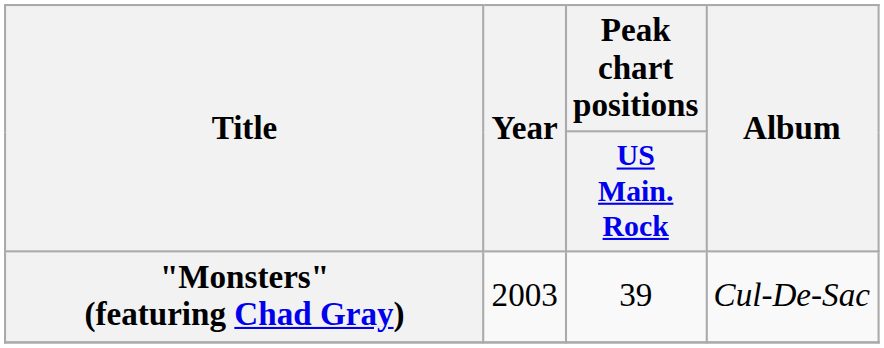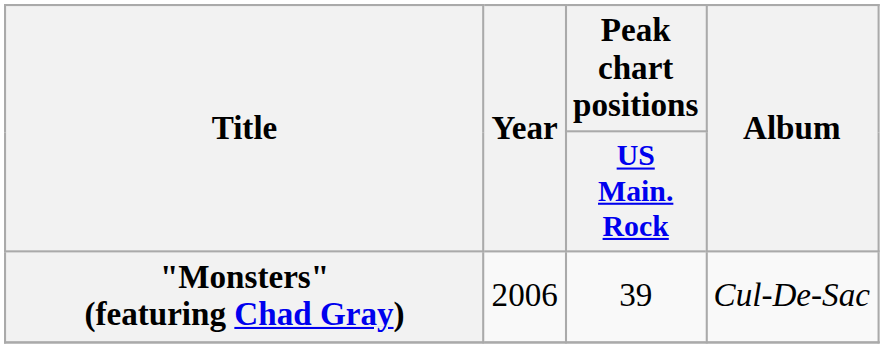(525, 295) 2003 -> (525, 295) 2006
